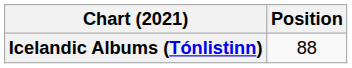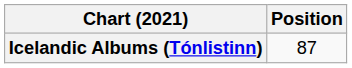(307, 47) 88 -> (307, 47) 87
